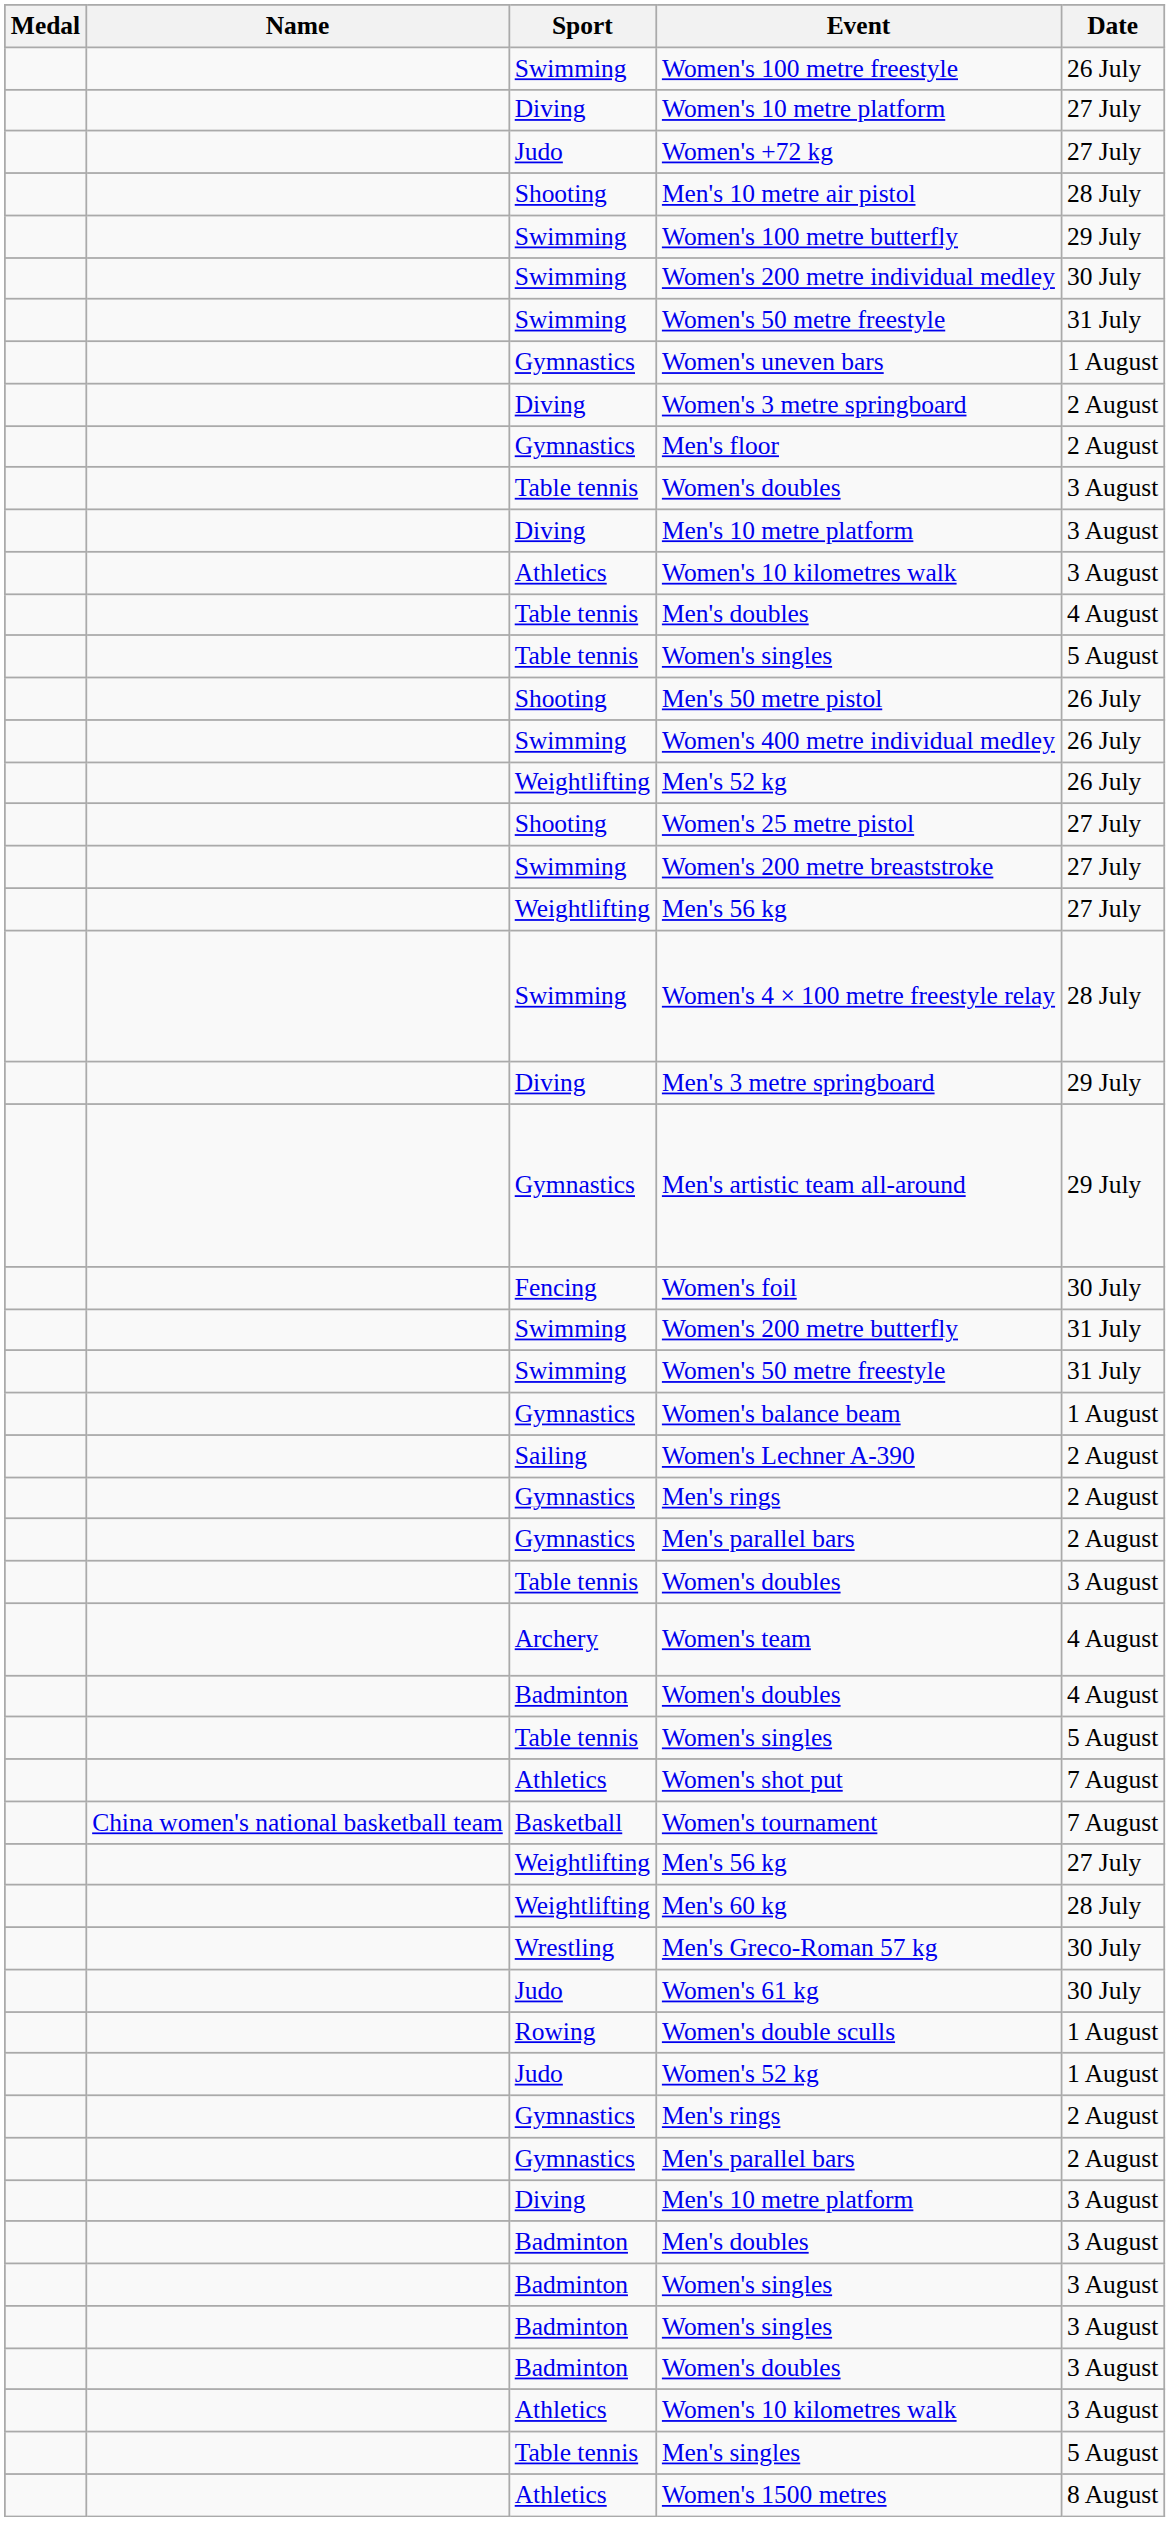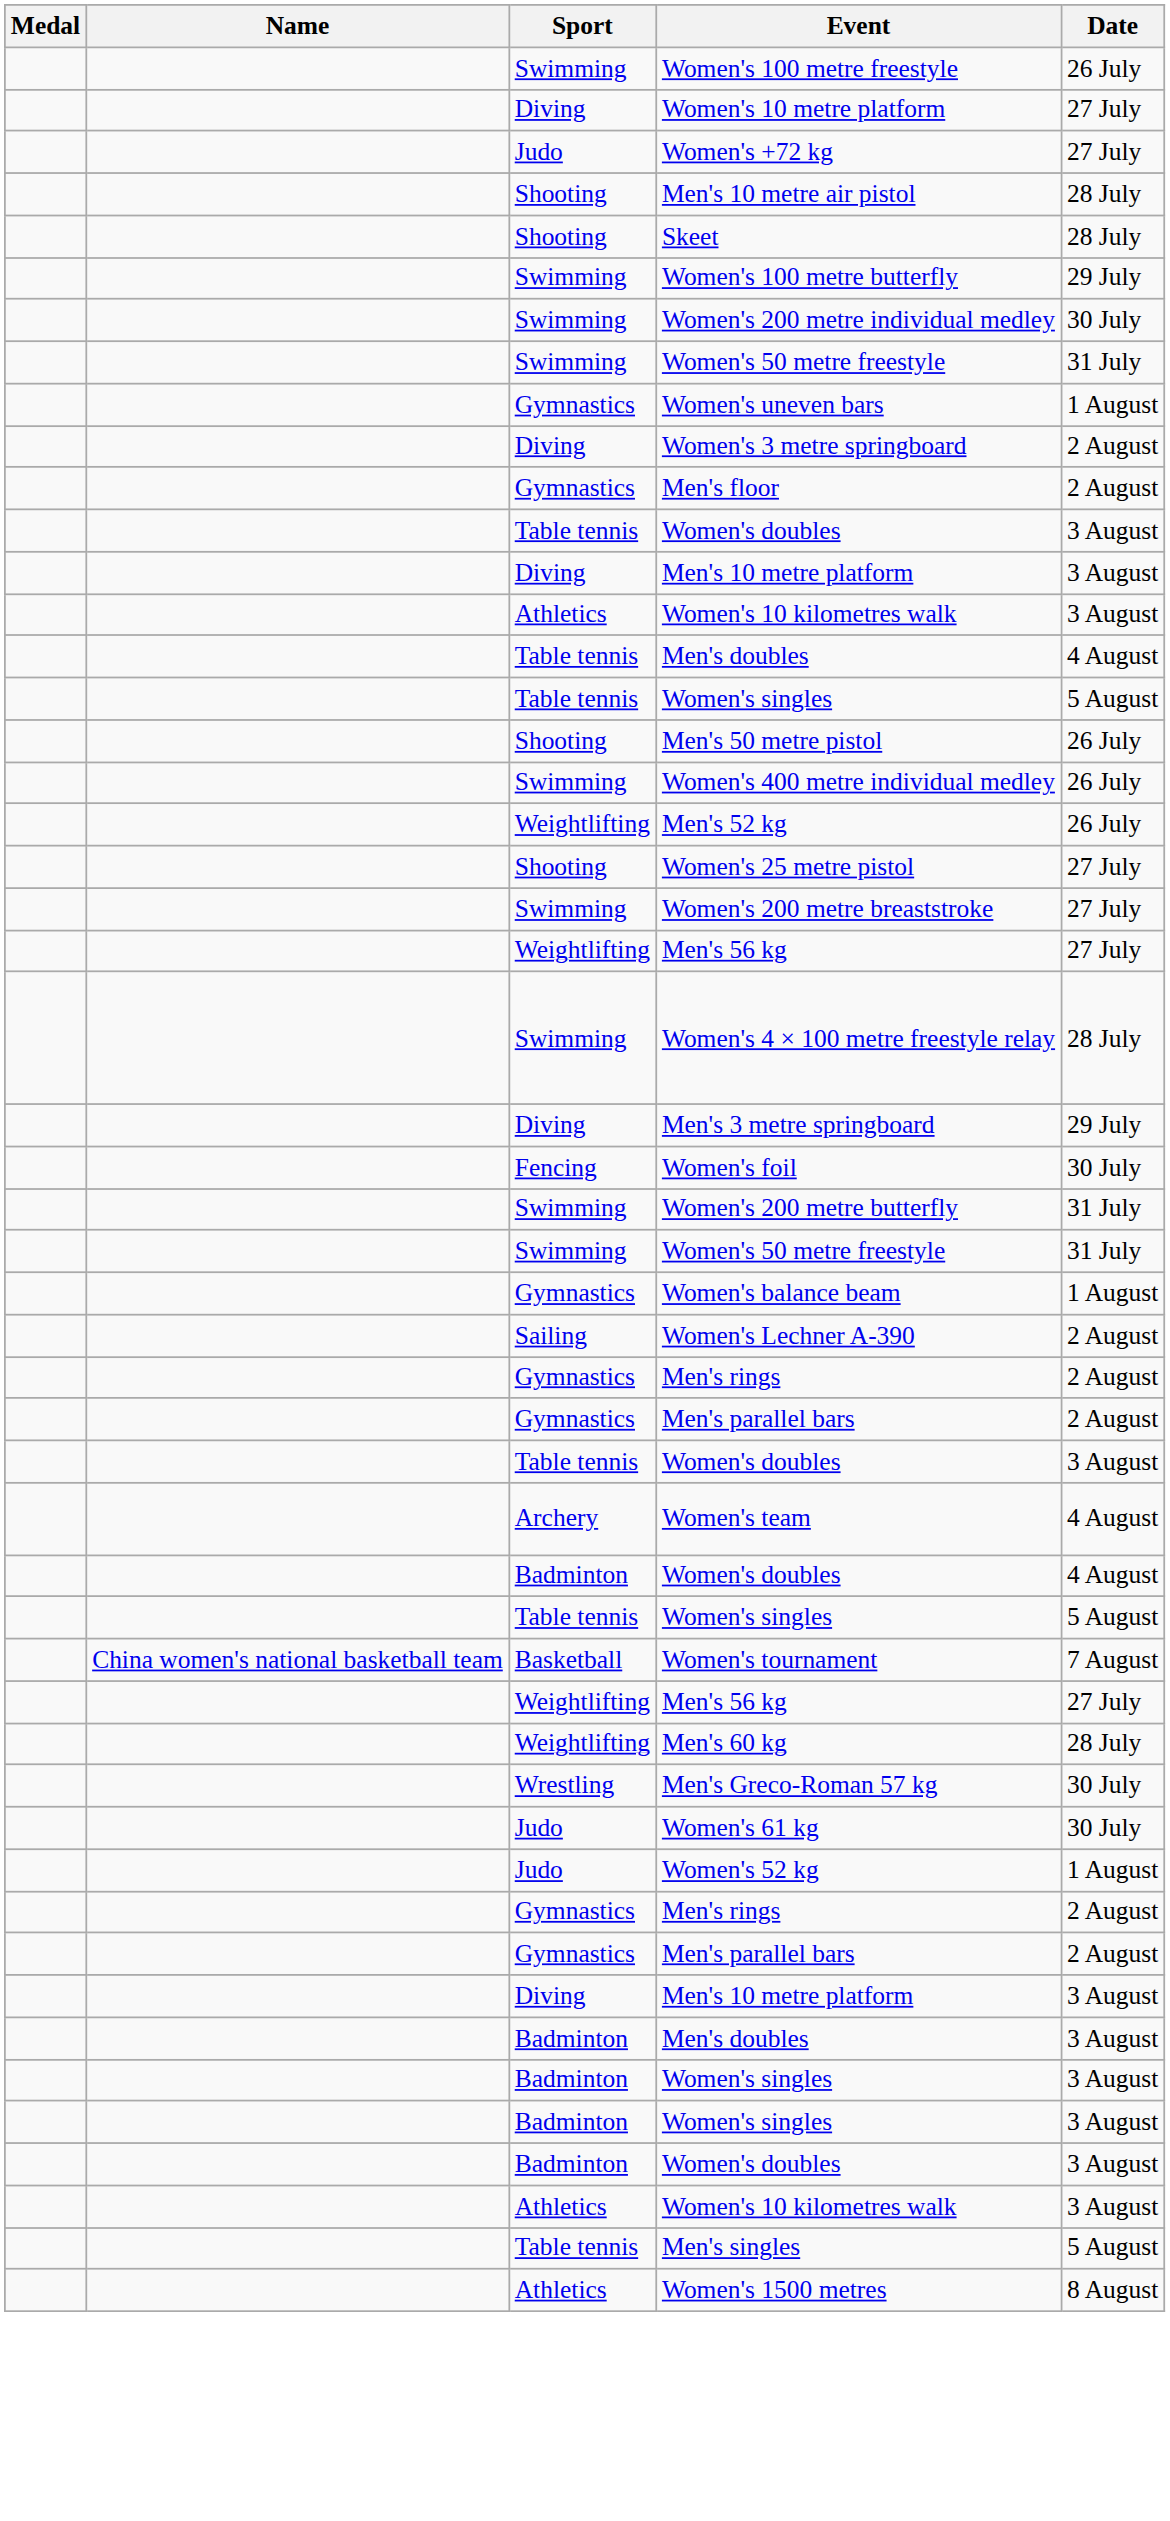+ row: (561, 236)
- row: (575, 1185)
- row: (561, 1779)
- row: (555, 2032)
